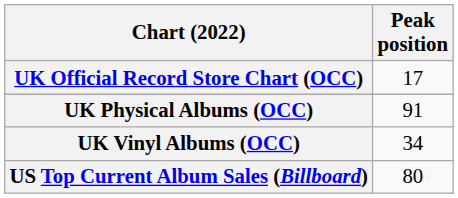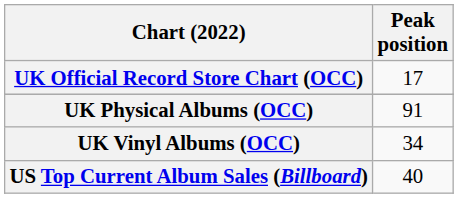(413, 176) 80 -> (413, 176) 40
